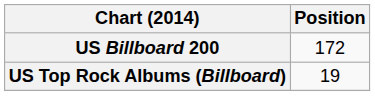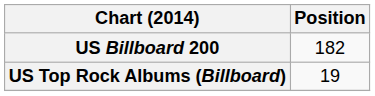(330, 47) 172 -> (330, 47) 182
